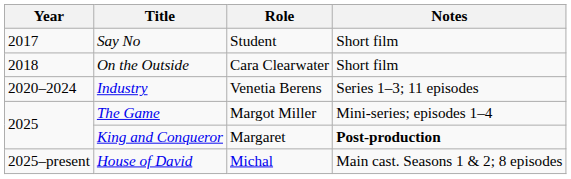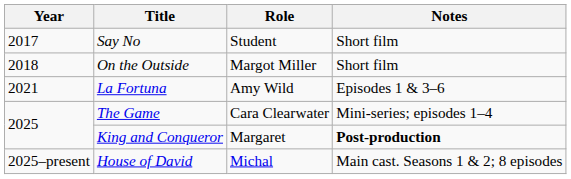(280, 64) Cara Clearwater -> (273, 64) Margot Miller
- row: (122, 88)
+ row: (132, 88)
(273, 112) Margot Miller -> (280, 112) Cara Clearwater
